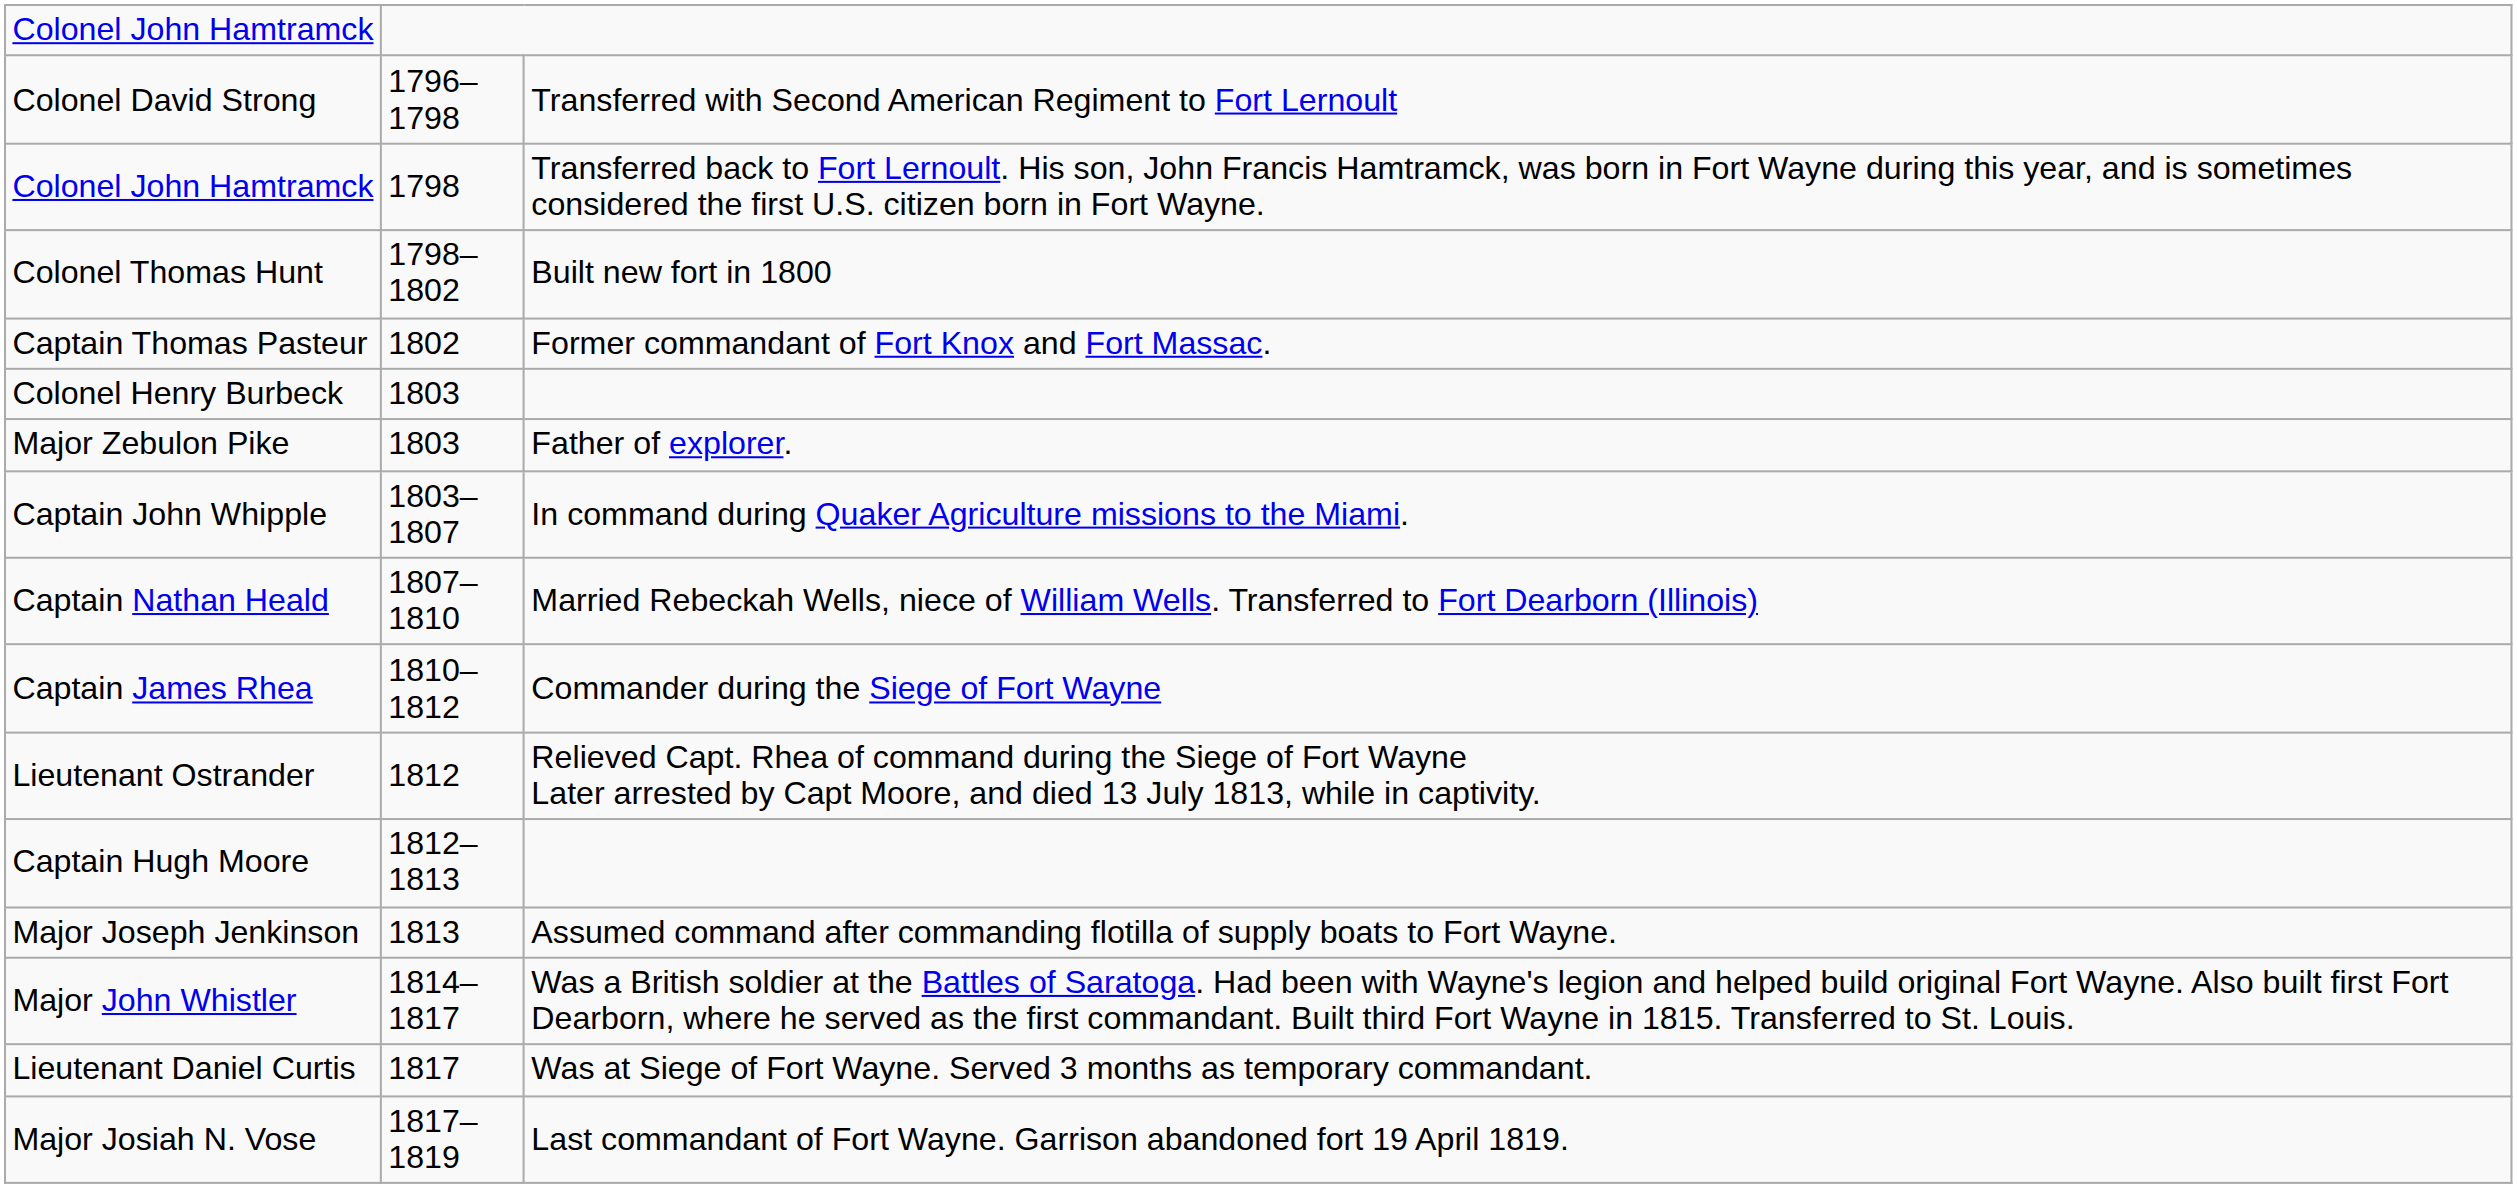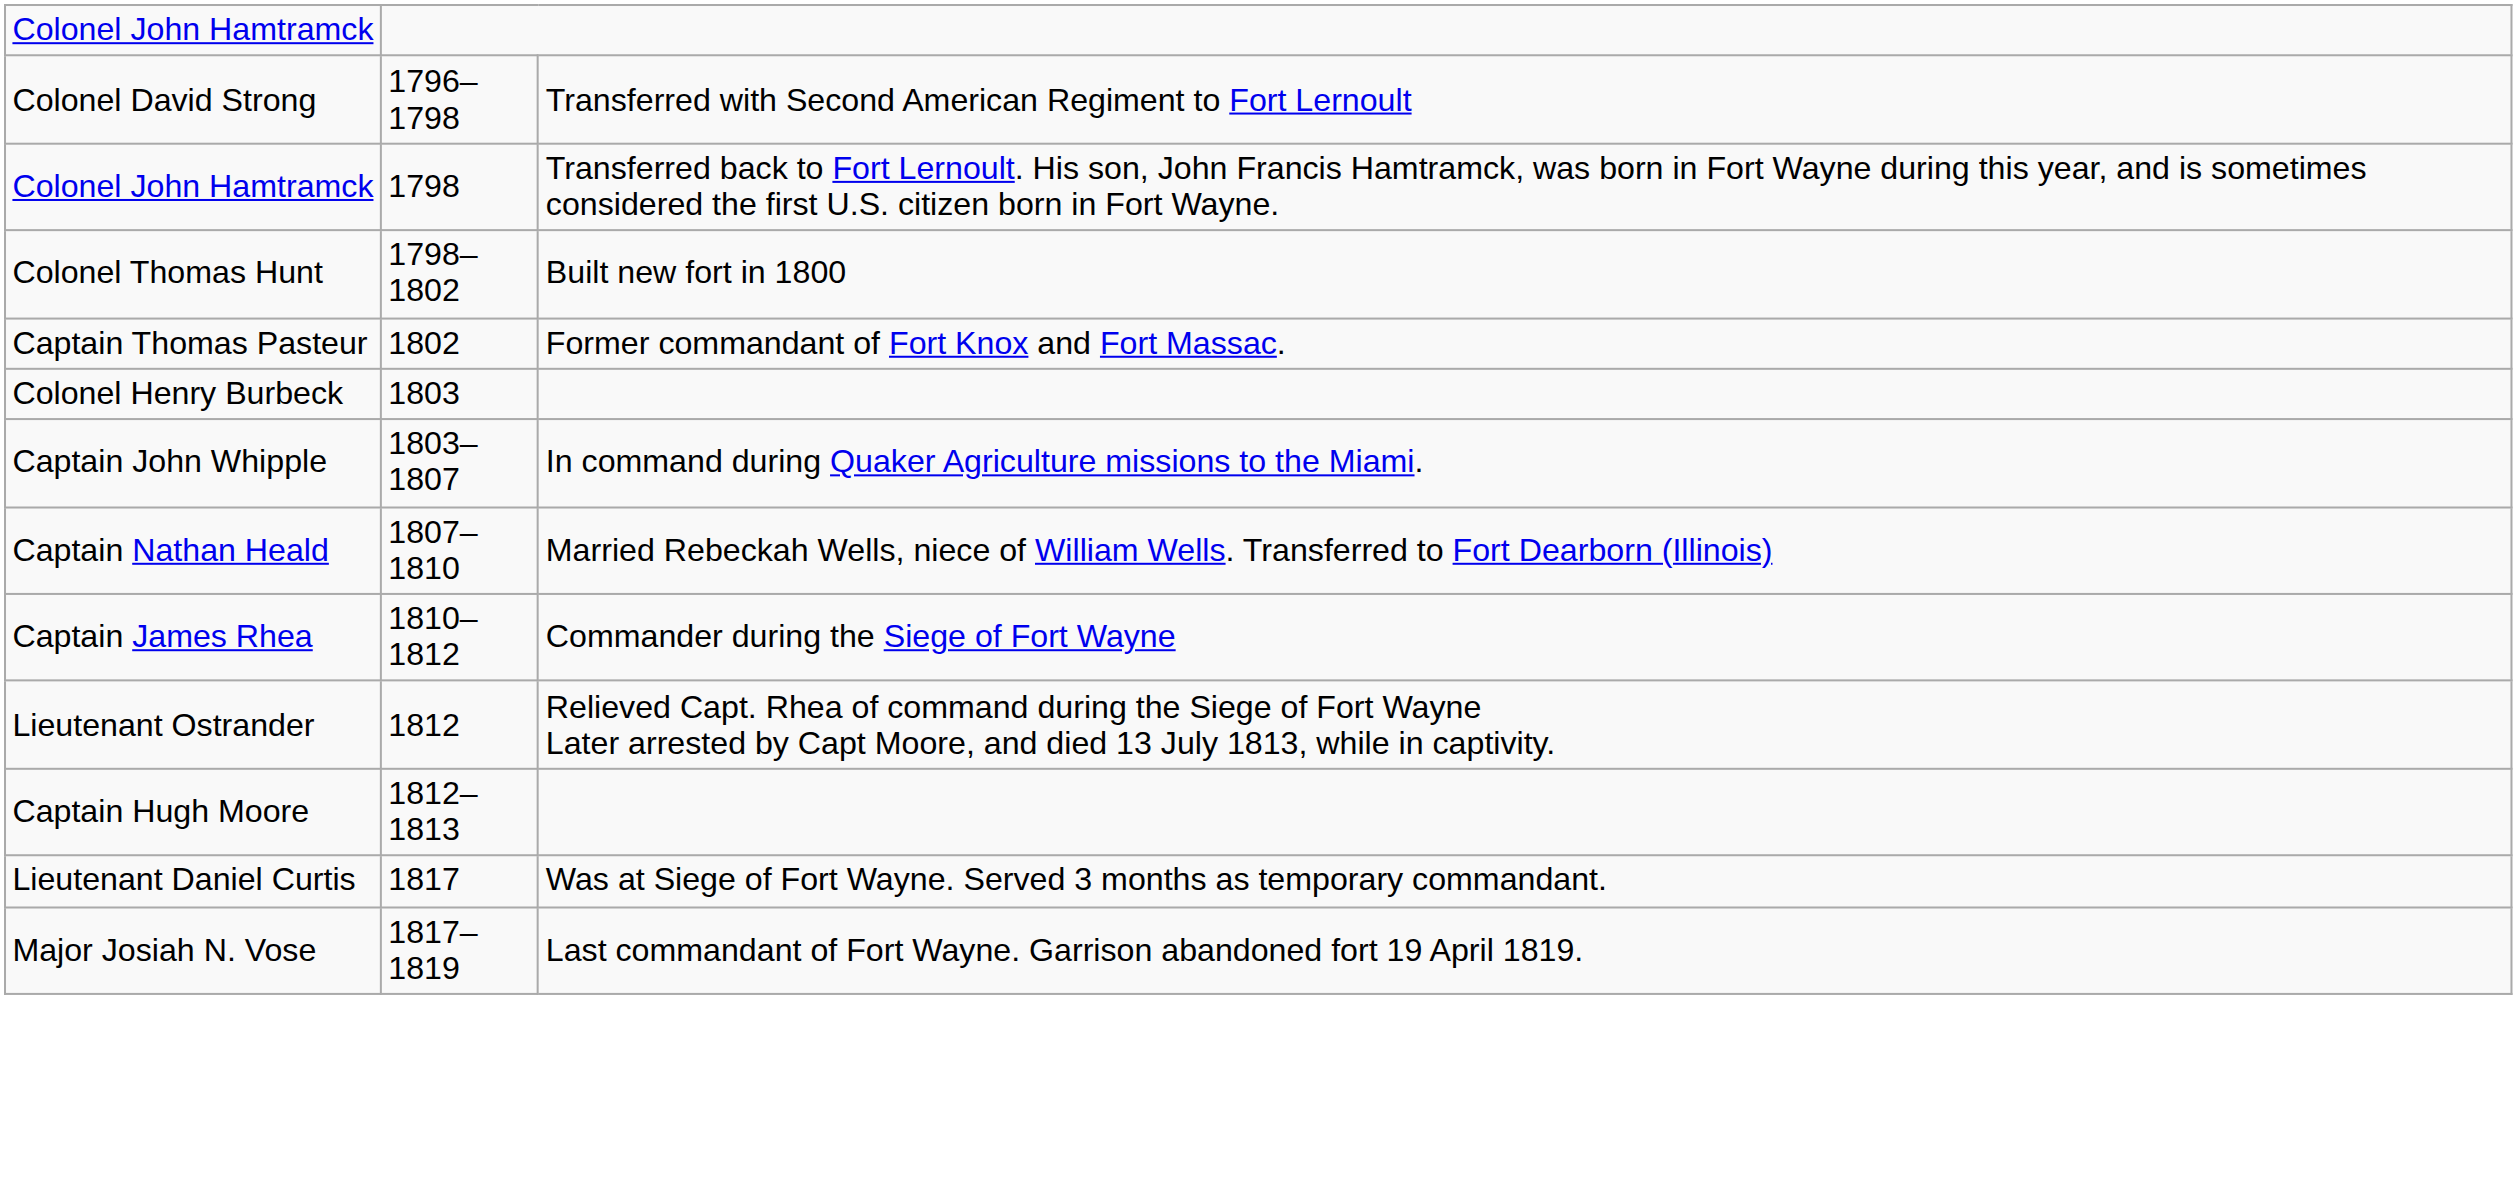- row: (151, 444)
- row: (186, 931)
- row: (154, 1000)
